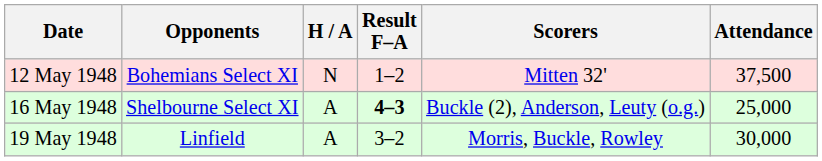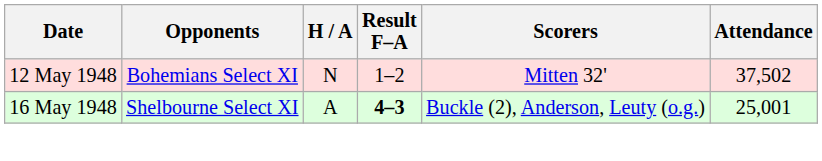(764, 75) 37,500 -> (764, 75) 37,502
(764, 107) 25,000 -> (764, 107) 25,001
- row: (63, 139)
